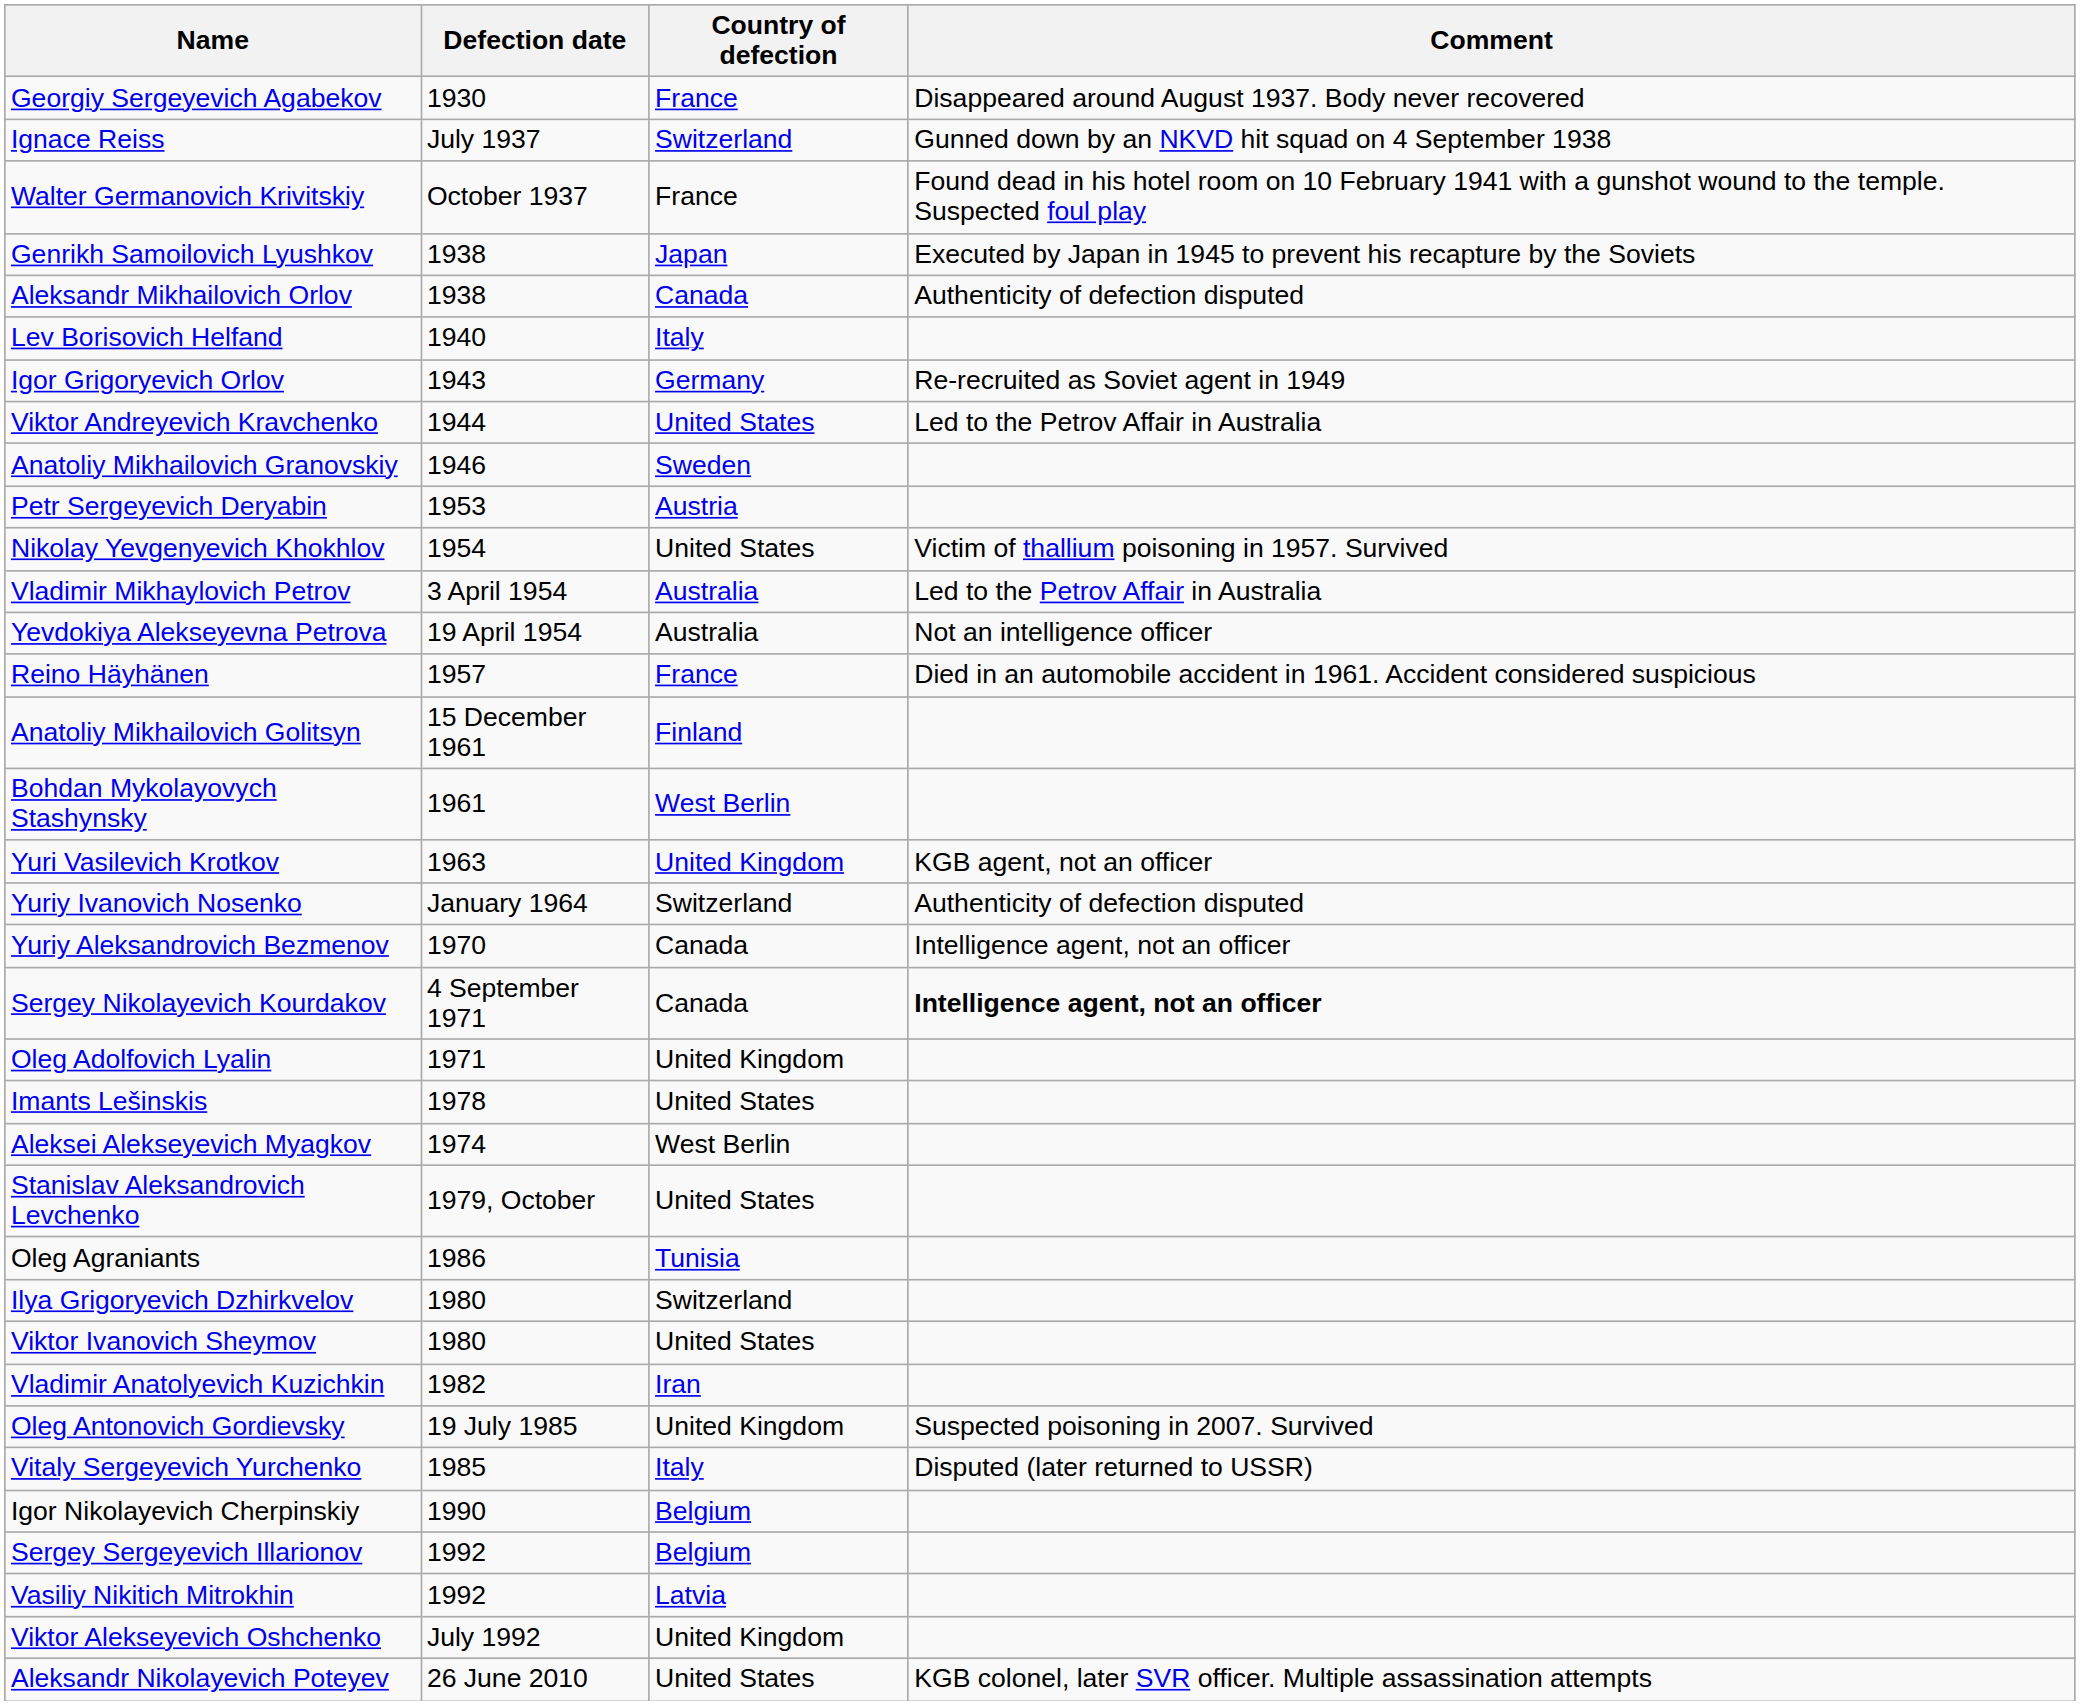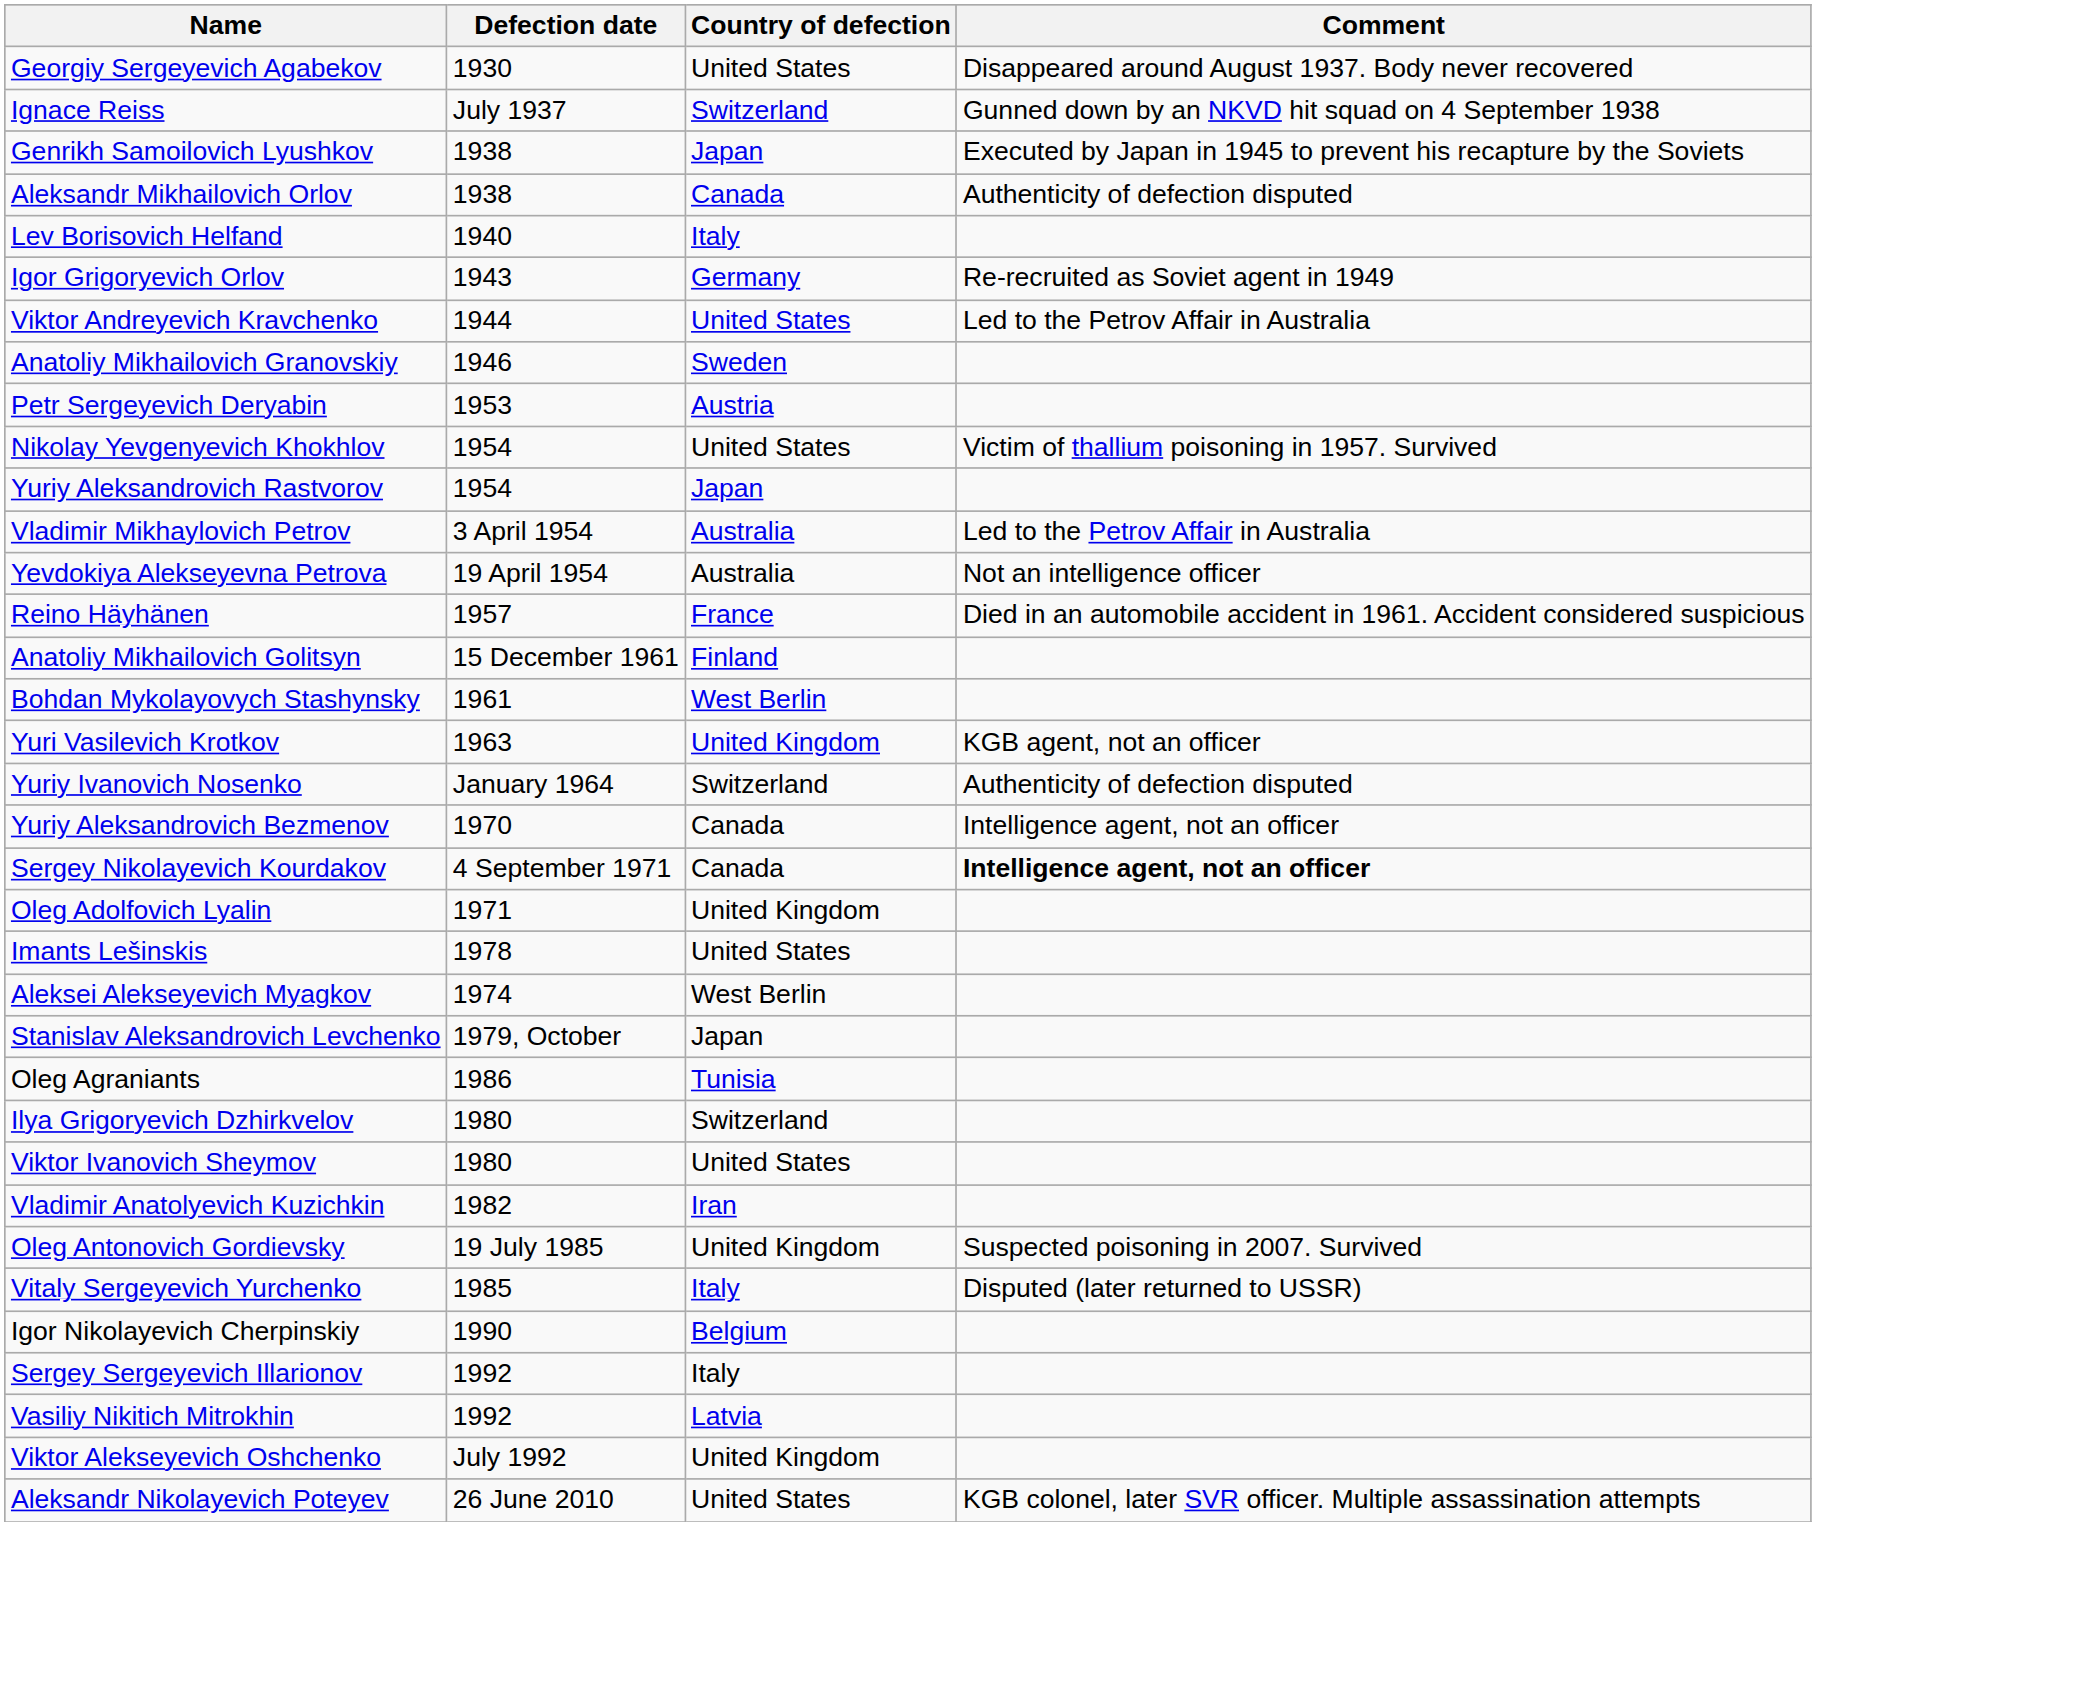(696, 97) France -> (771, 67) United States
- row: (188, 196)
+ row: (197, 488)
(735, 1200) United States -> (727, 1036) Japan
(703, 1552) Belgium -> (715, 1373) Italy
